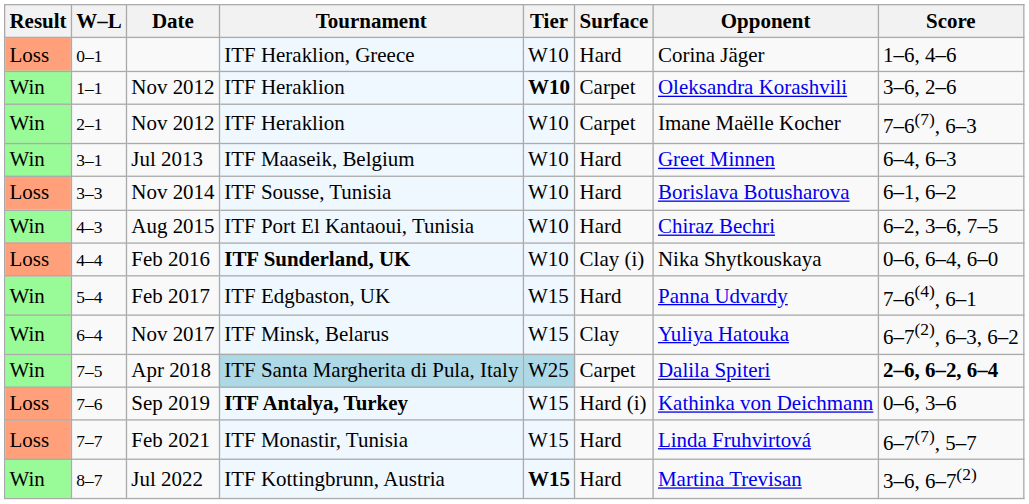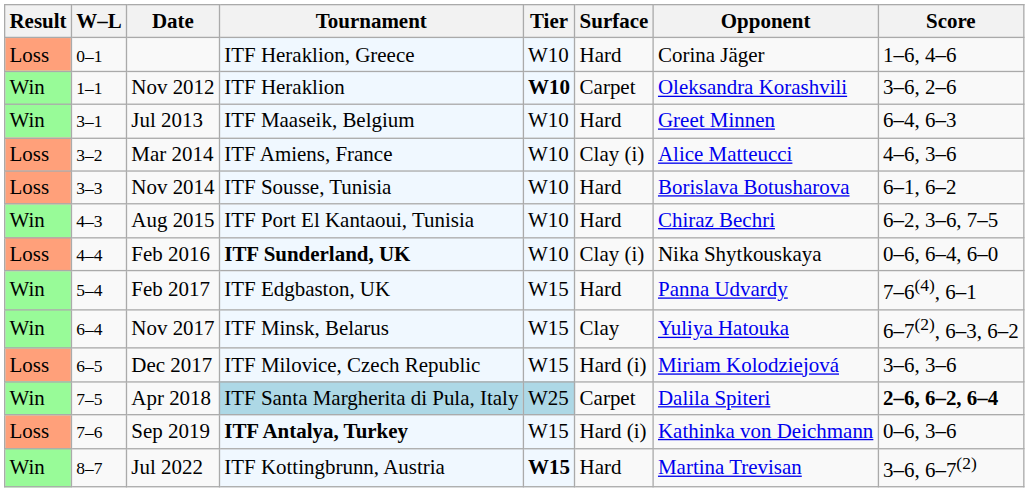- row: (89, 124)
+ row: (89, 155)
+ row: (89, 366)
- row: (89, 441)
